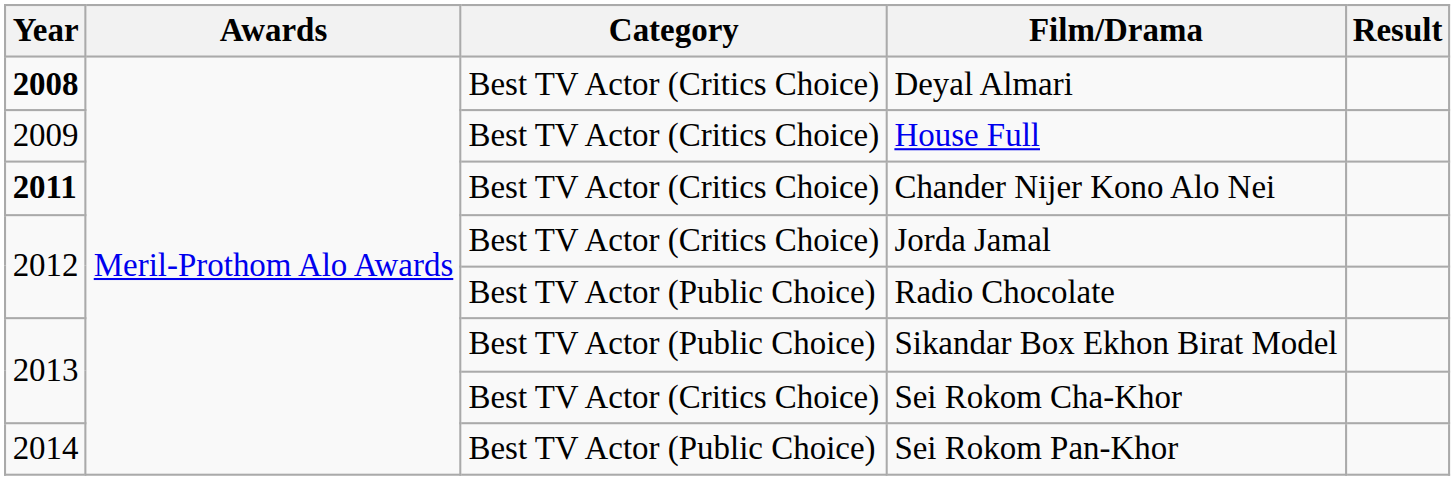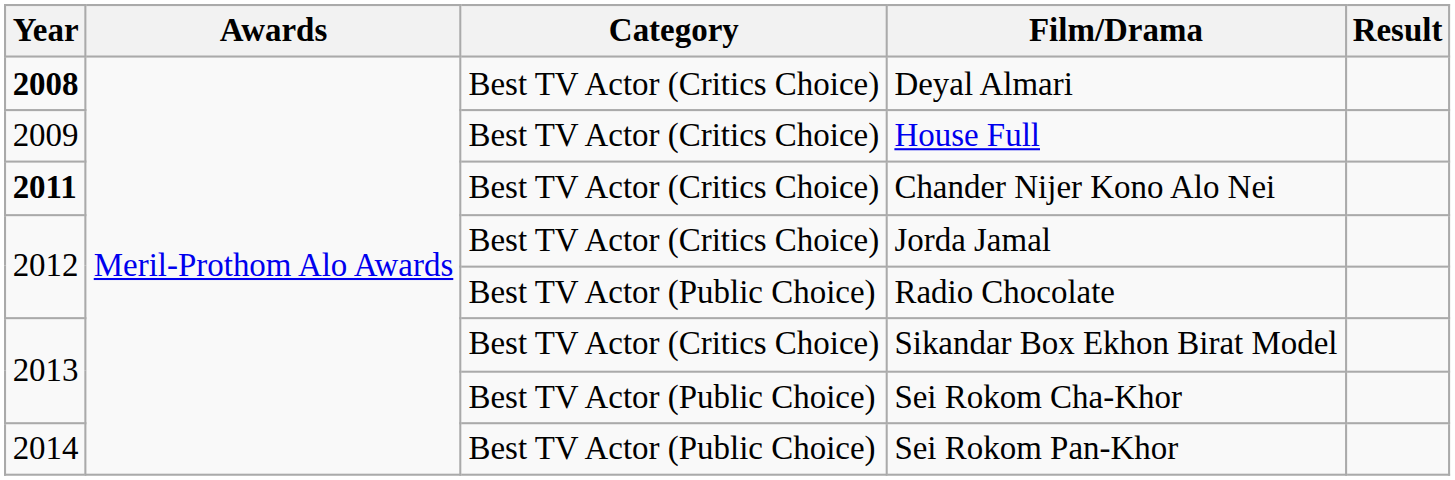(672, 344) Best TV Actor (Public Choice) -> (674, 344) Best TV Actor (Critics Choice)
(674, 396) Best TV Actor (Critics Choice) -> (672, 396) Best TV Actor (Public Choice)
